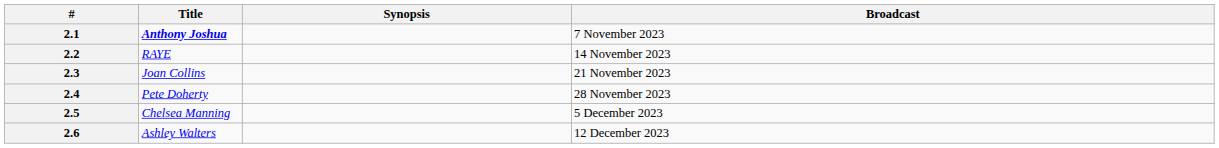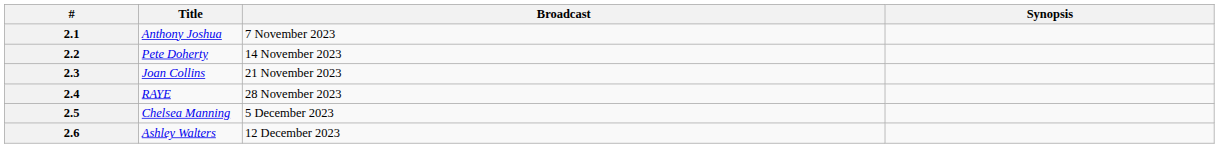columns swapped: (893, 14) <-> (407, 14)
(184, 34) bold -> (182, 34) normal
(156, 53) RAYE -> (175, 53) Pete Doherty
(175, 93) Pete Doherty -> (156, 93) RAYE
